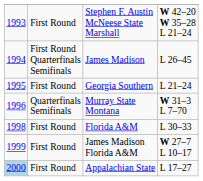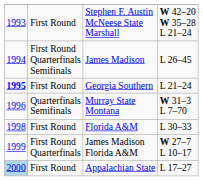(16, 85) normal -> (16, 85) bold
(53, 147) First Round -> (55, 147) First Round Quarterfinals
